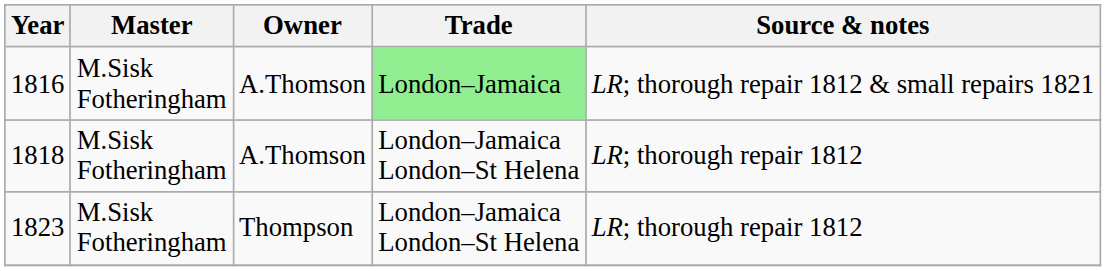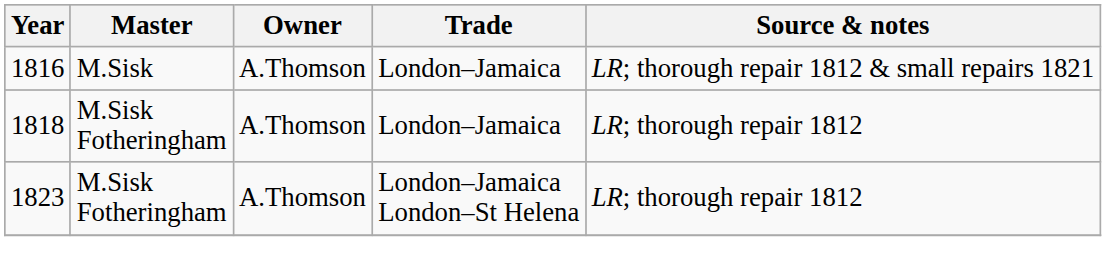(152, 83) M.Sisk Fotheringham -> (115, 68) M.Sisk
(469, 83) lightgreen background -> (469, 68) no background
(479, 155) London–Jamaica London–St Helena -> (469, 125) London–Jamaica
(296, 227) Thompson -> (302, 197) A.Thomson
